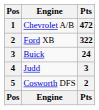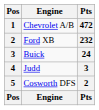(86, 39) 322 -> (86, 39) 232
